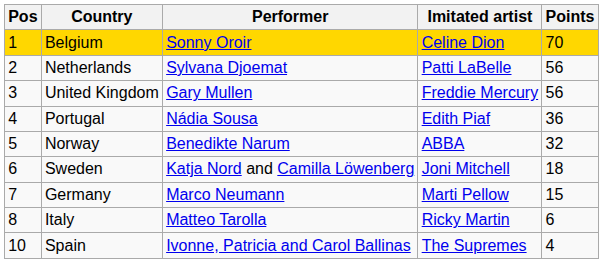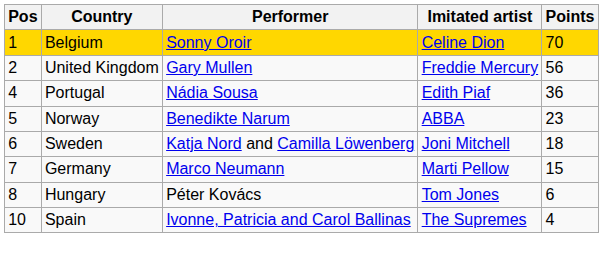- row: (88, 67)
(13, 93) 3 -> (13, 67) 2
(554, 144) 32 -> (554, 118) 23
+ row: (75, 194)
- row: (60, 220)
